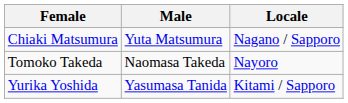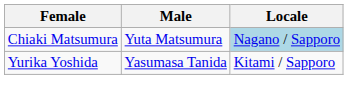(287, 39) no background -> (287, 39) lightblue background
- row: (55, 62)
